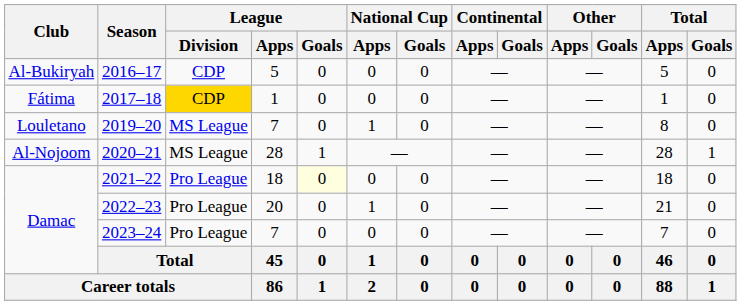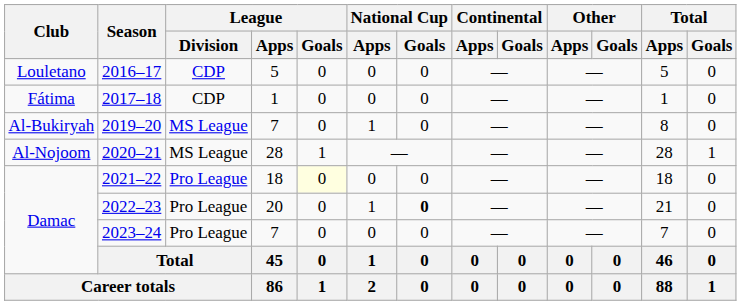(51, 71) Al-Bukiryah -> (51, 71) Louletano
(208, 98) gold background -> (208, 98) no background
(51, 125) Louletano -> (51, 125) Al-Bukiryah
(425, 206) normal -> (425, 206) bold
